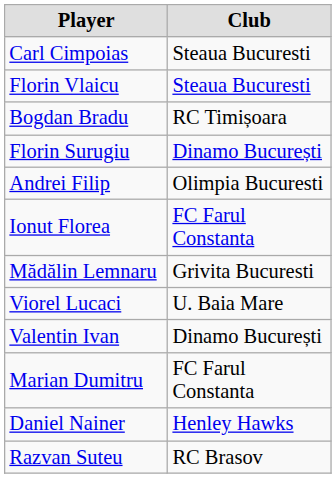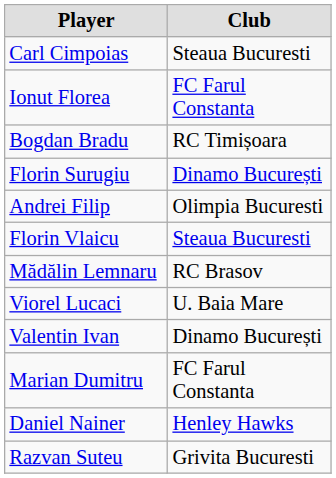rows swapped: (64, 85) <-> (60, 227)
(243, 271) Grivita Bucuresti -> (218, 271) RC Brasov
(218, 456) RC Brasov -> (243, 456) Grivita Bucuresti
